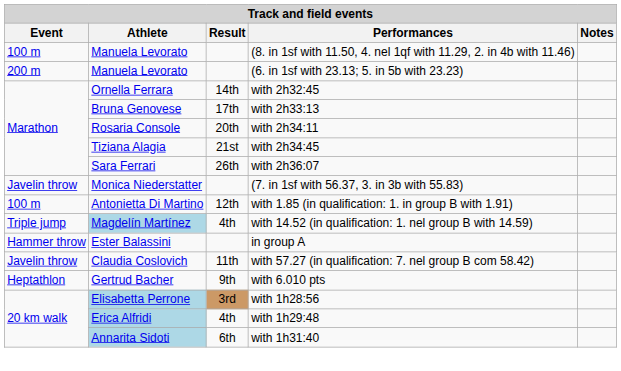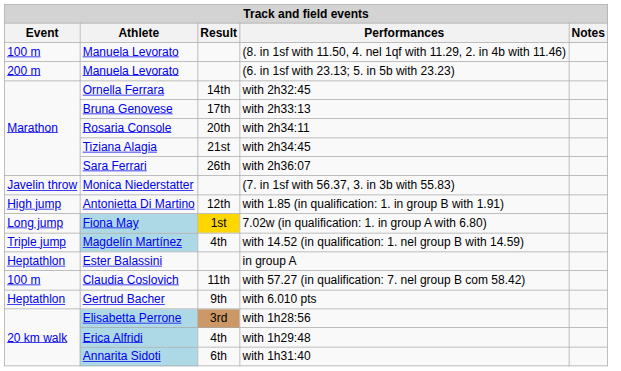(24, 204) 100 m -> (34, 204) High jump
+ row: (365, 223)
(46, 242) Hammer throw -> (36, 261) Heptathlon
(42, 261) Javelin throw -> (24, 280) 100 m
